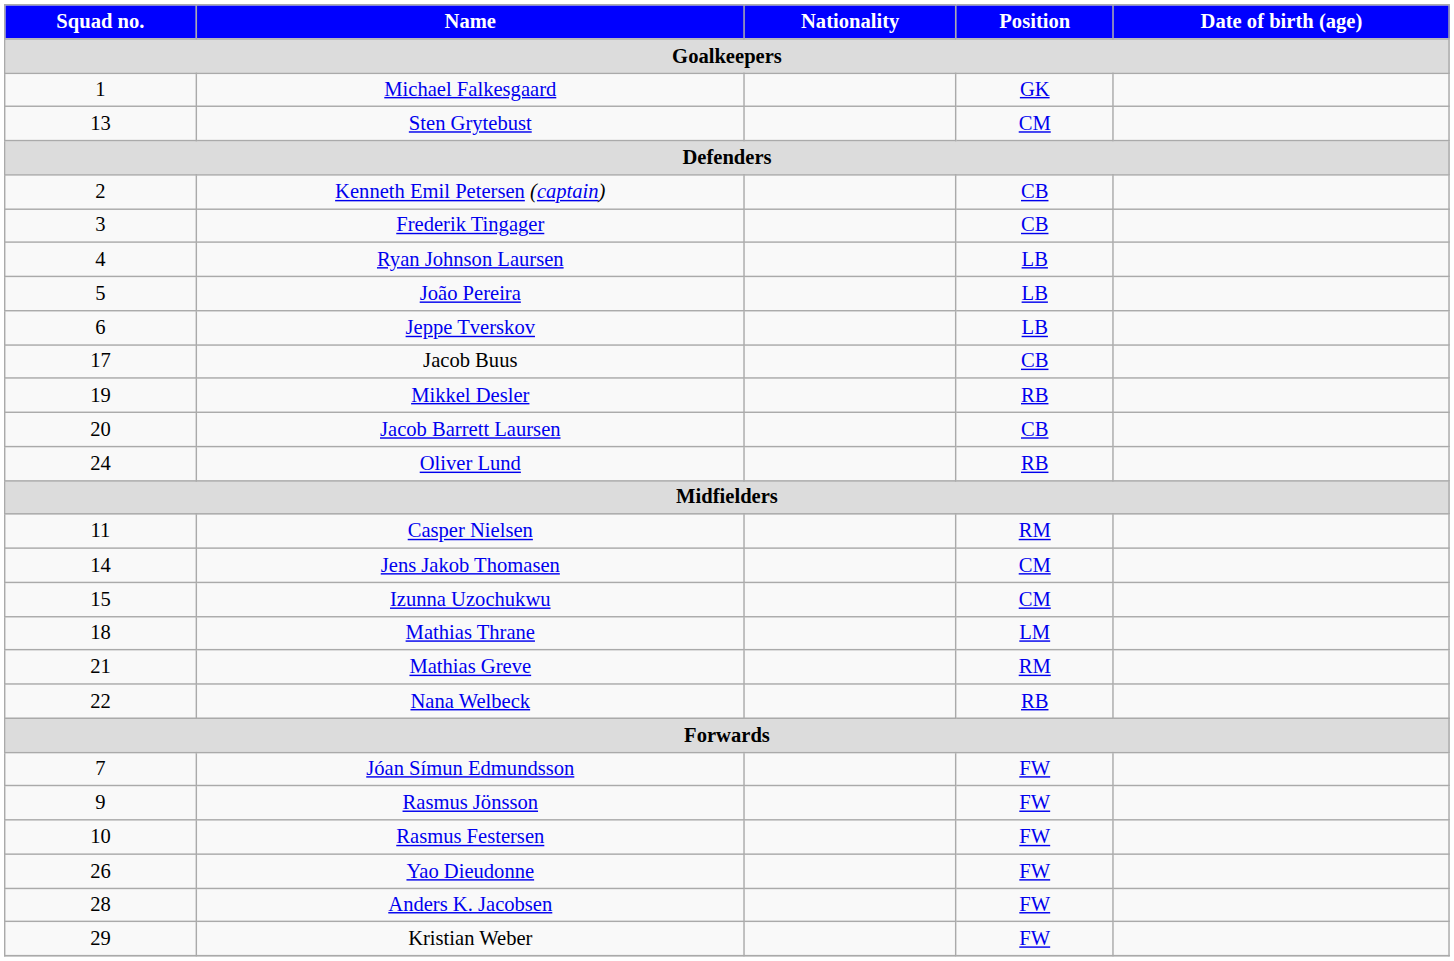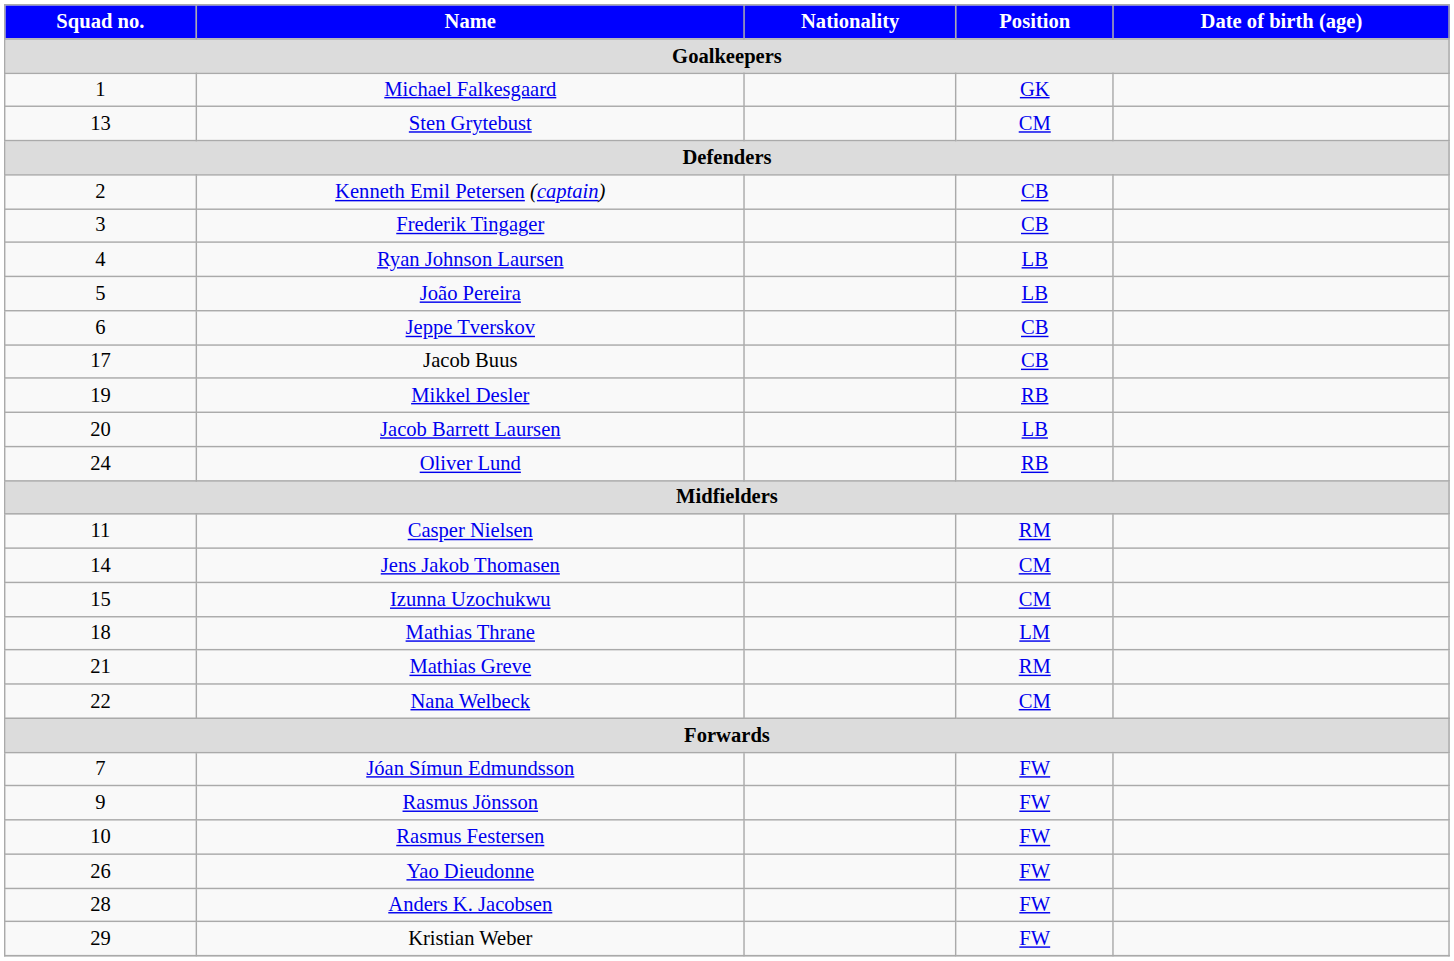(1035, 327) LB -> (1035, 327) CB
(1035, 429) CB -> (1035, 429) LB
(1035, 701) RB -> (1035, 701) CM
